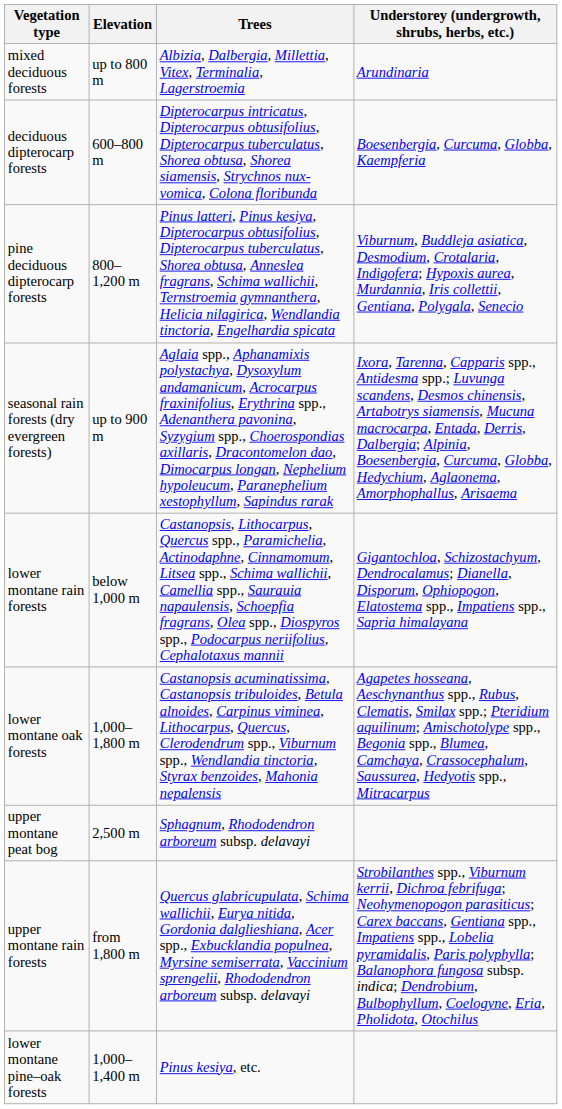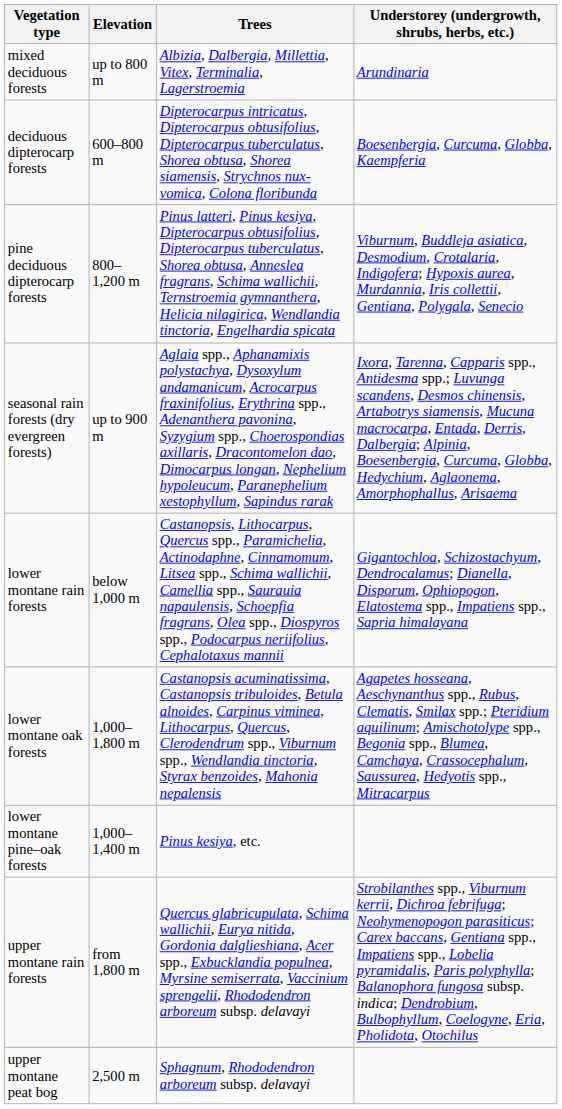rows swapped: (34, 1067) <-> (33, 832)
